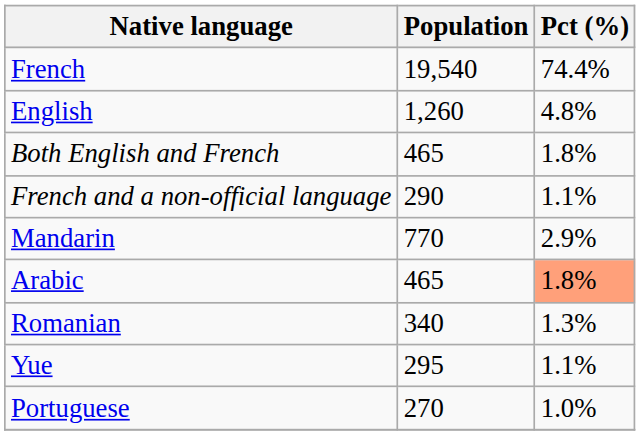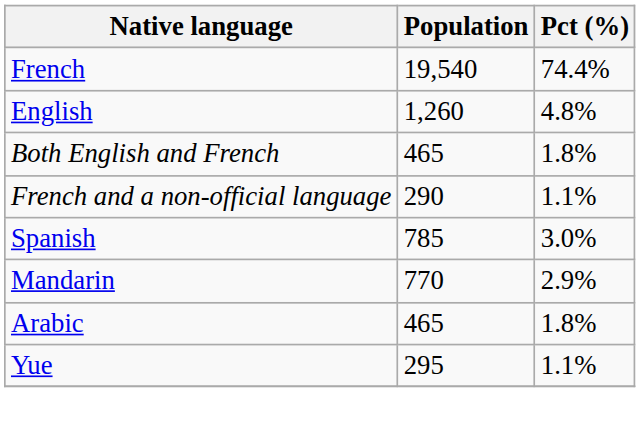+ row: (53, 238)
(569, 280) lightsalmon background -> (569, 323) no background
- row: (66, 323)
- row: (70, 407)
